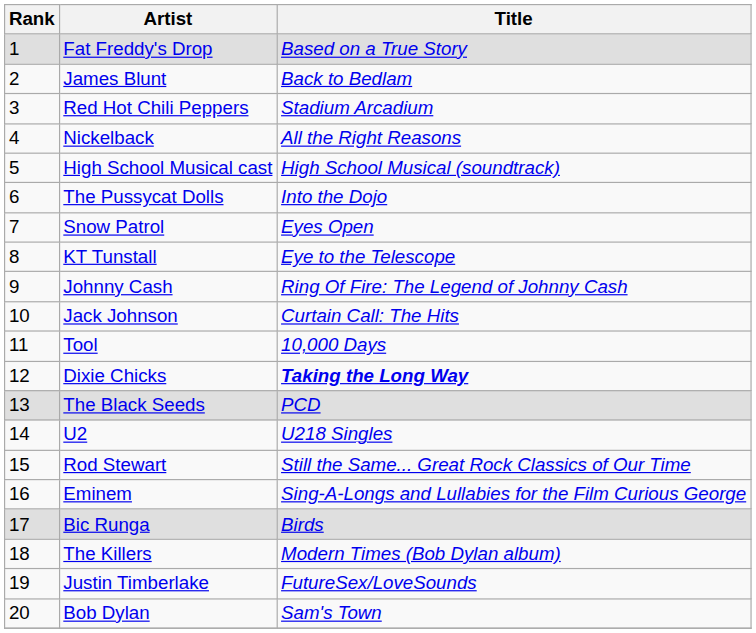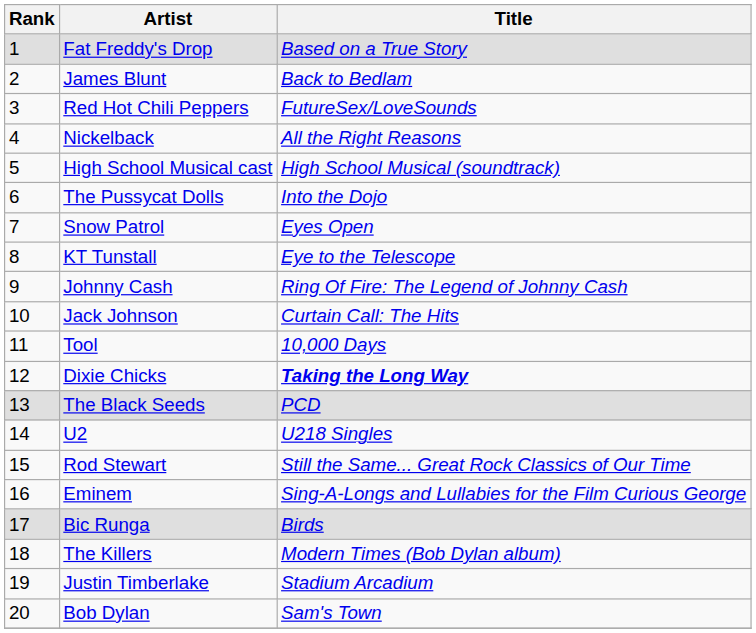(357, 108) Stadium Arcadium -> (379, 108) FutureSex/LoveSounds
(379, 583) FutureSex/LoveSounds -> (357, 583) Stadium Arcadium
